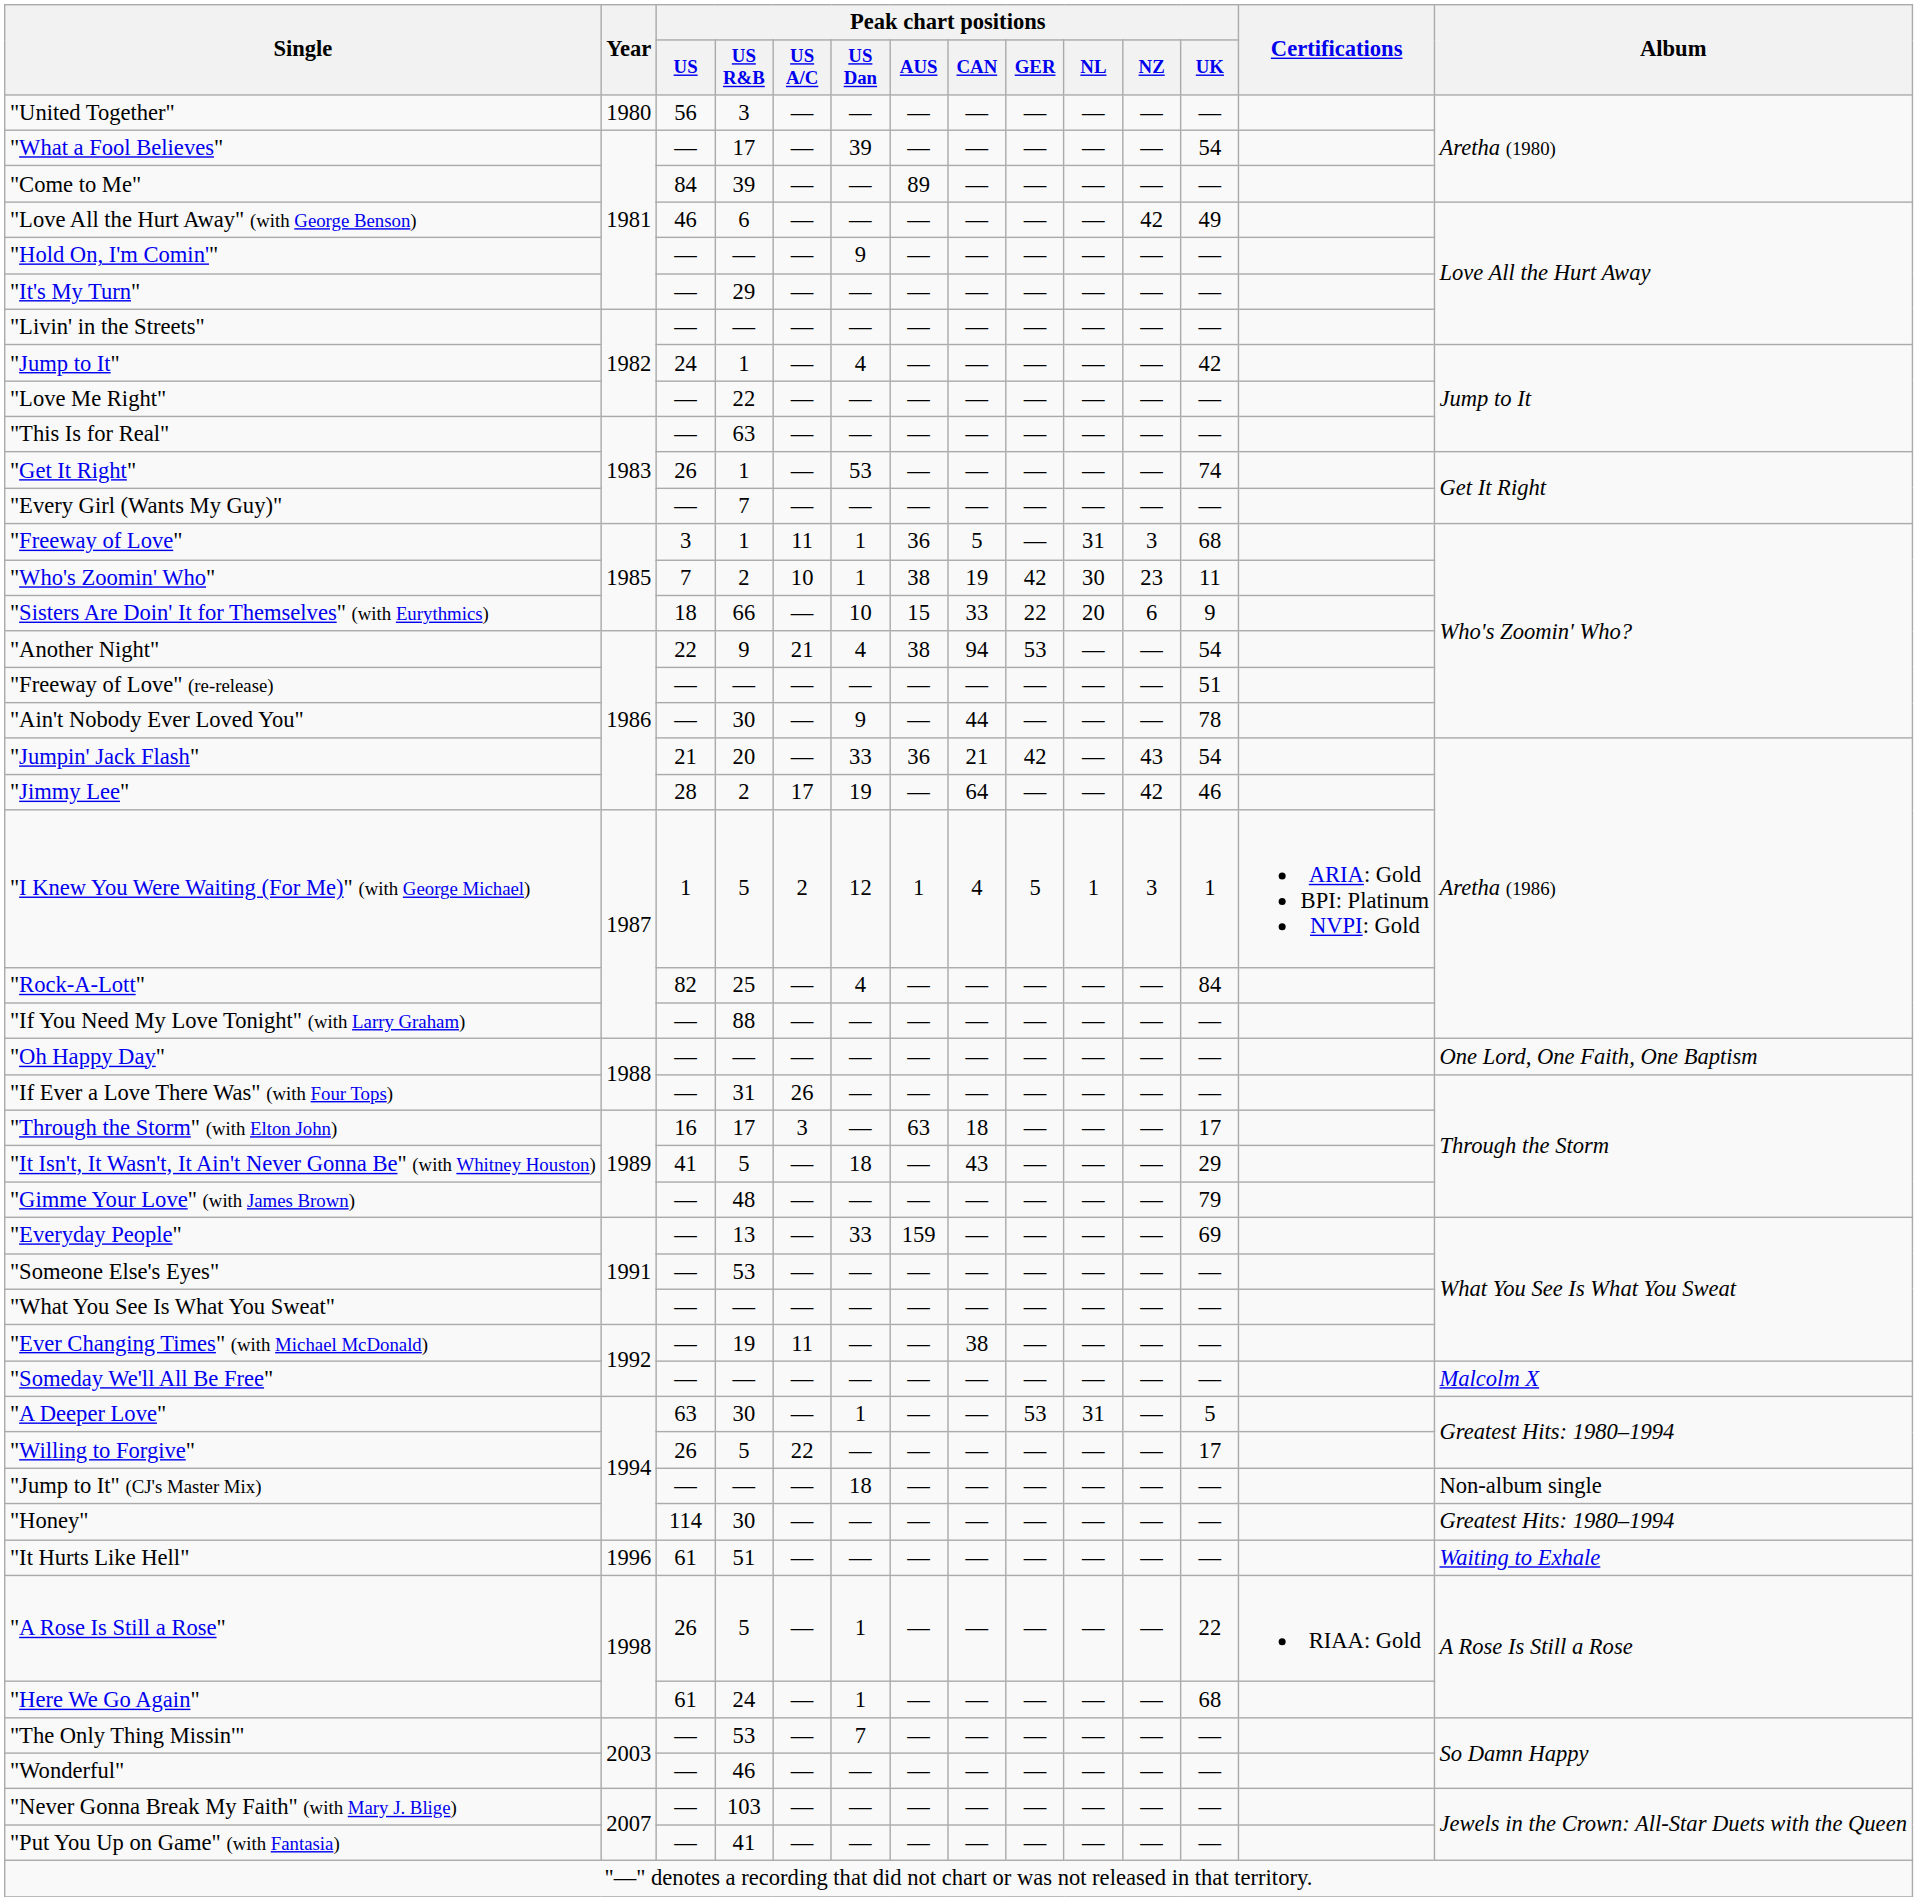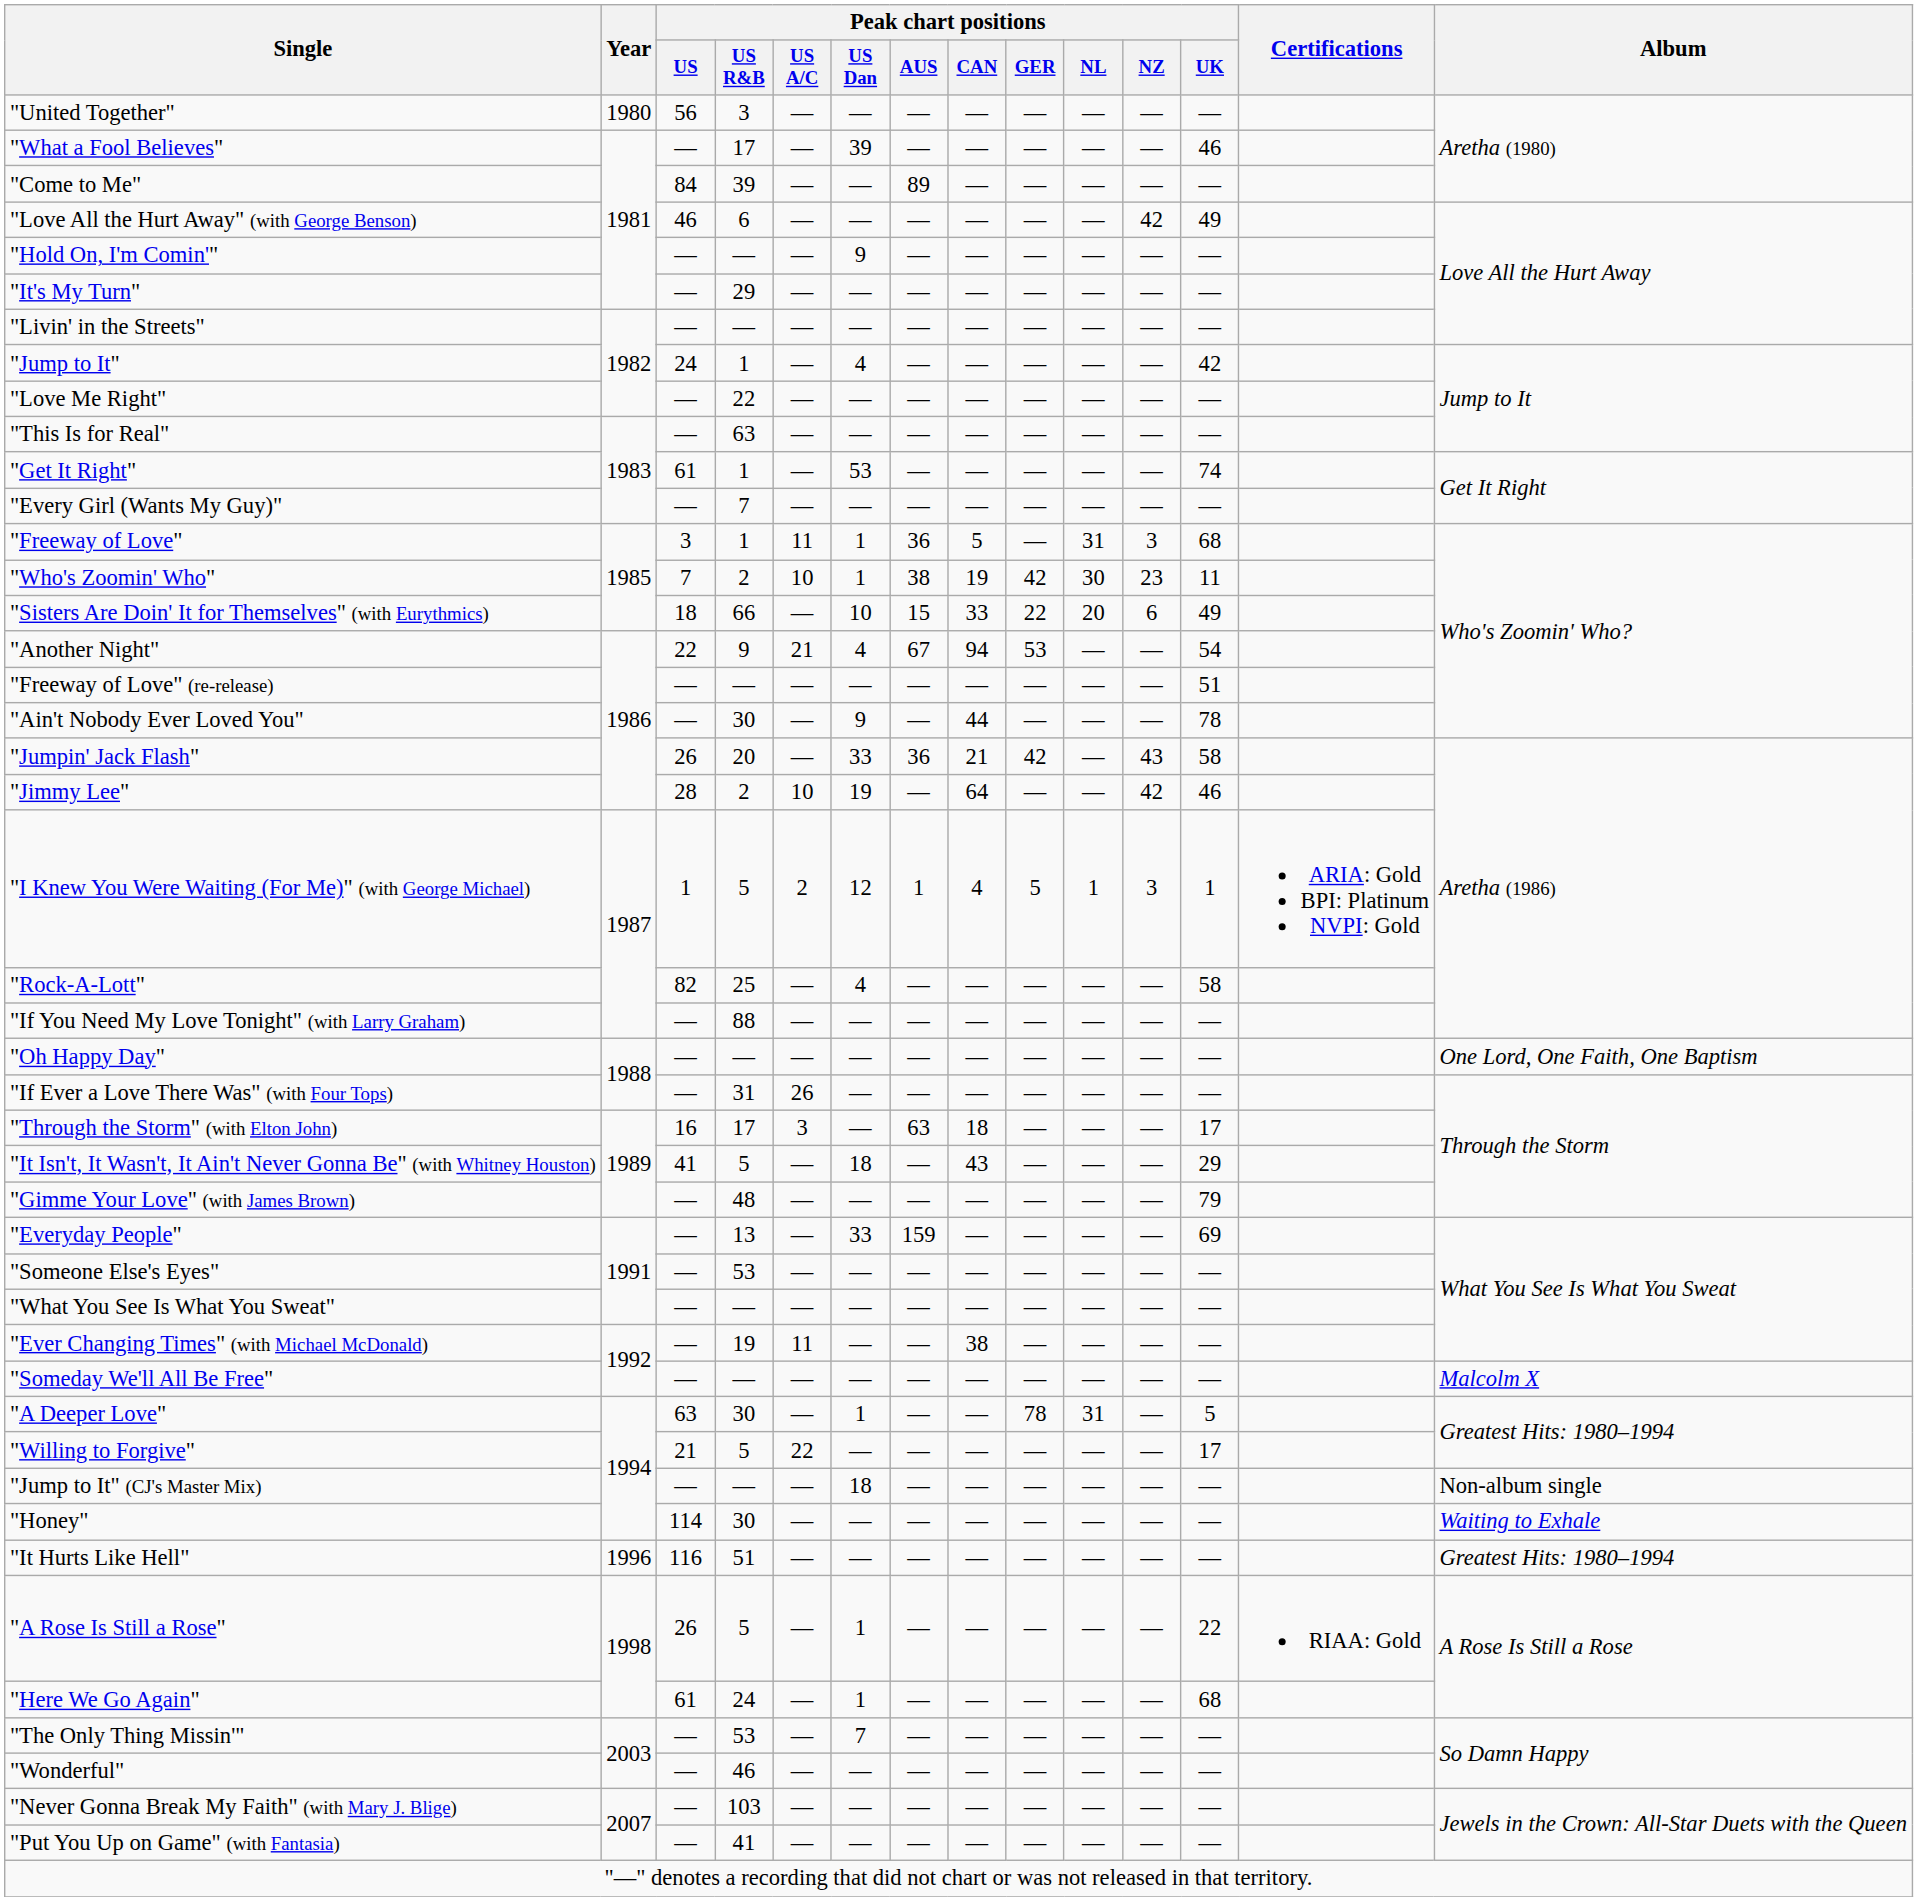(1210, 147) 54 -> (1210, 147) 46
(686, 469) 26 -> (686, 469) 61
(1210, 613) 9 -> (1210, 613) 49
(919, 648) 38 -> (919, 648) 67
(686, 756) 21 -> (686, 756) 26
(1210, 756) 54 -> (1210, 756) 58
(802, 791) 17 -> (802, 791) 10
(1210, 984) 84 -> (1210, 984) 58
(1035, 1414) 53 -> (1035, 1414) 78
(686, 1449) 26 -> (686, 1449) 21
(1557, 1521) Greatest Hits: 1980–1994 -> (1520, 1521) Waiting to Exhale
(686, 1557) 61 -> (686, 1557) 116
(1520, 1557) Waiting to Exhale -> (1557, 1557) Greatest Hits: 1980–1994
